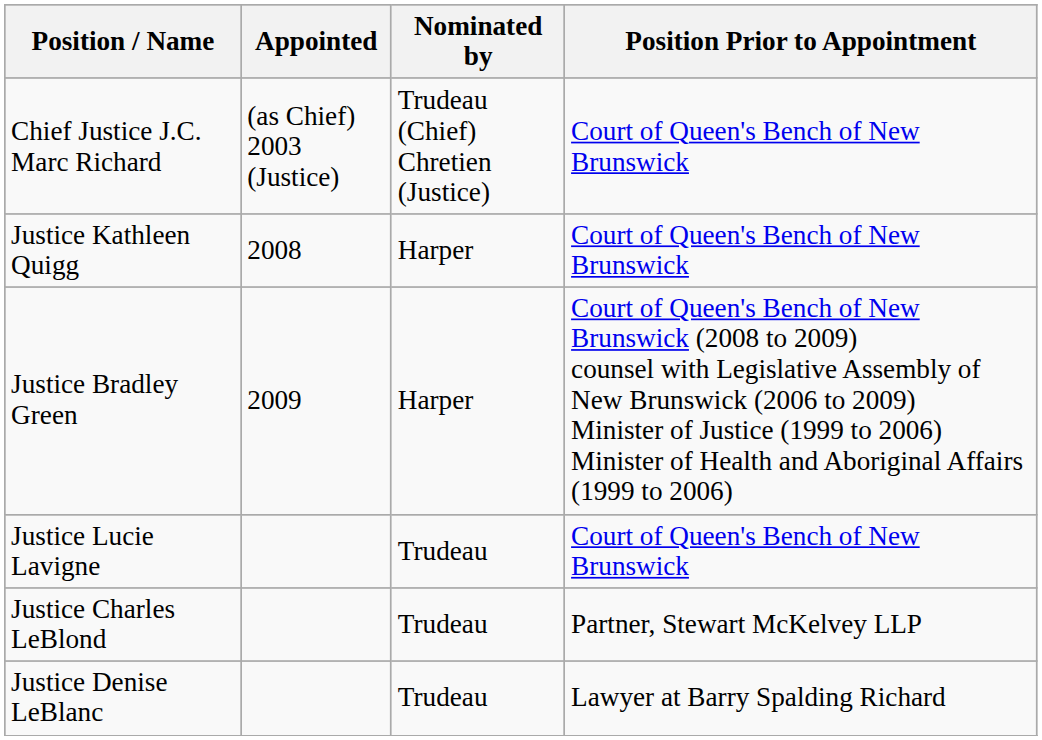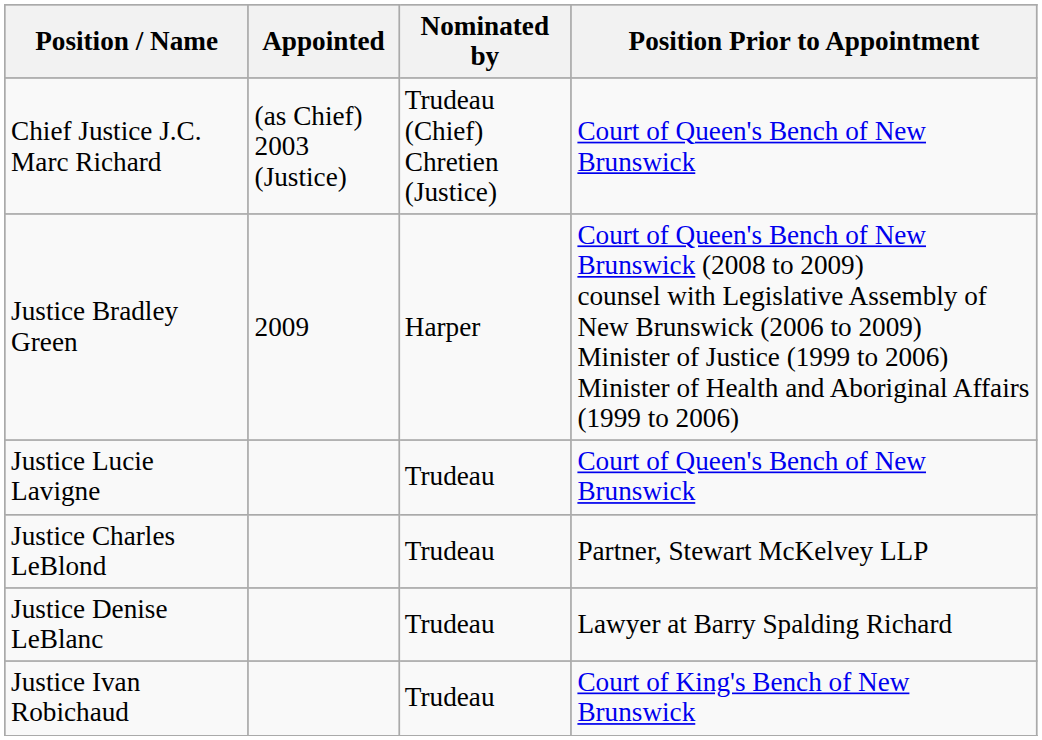- row: (101, 250)
+ row: (76, 697)
